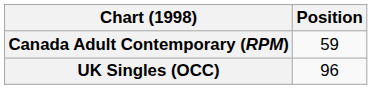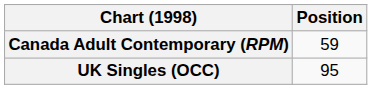(330, 71) 96 -> (330, 71) 95
